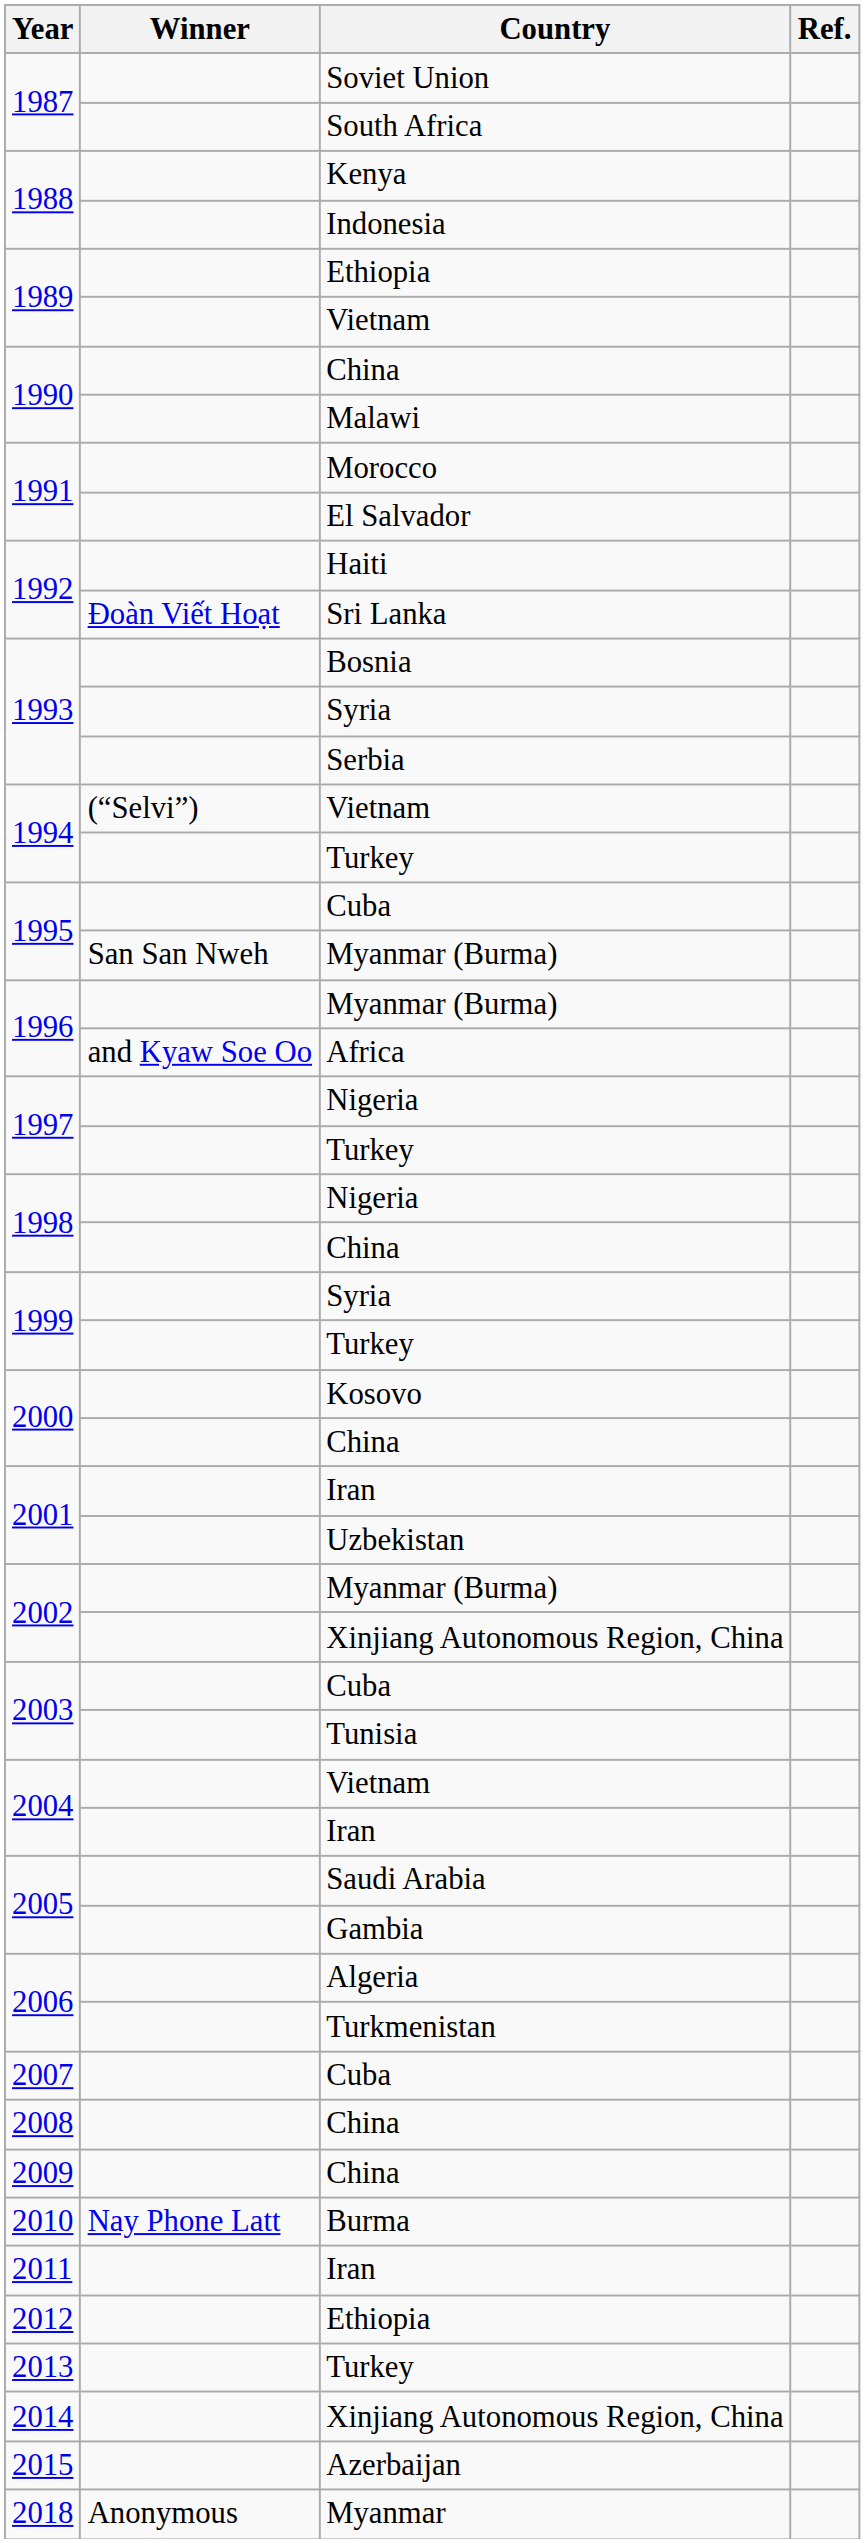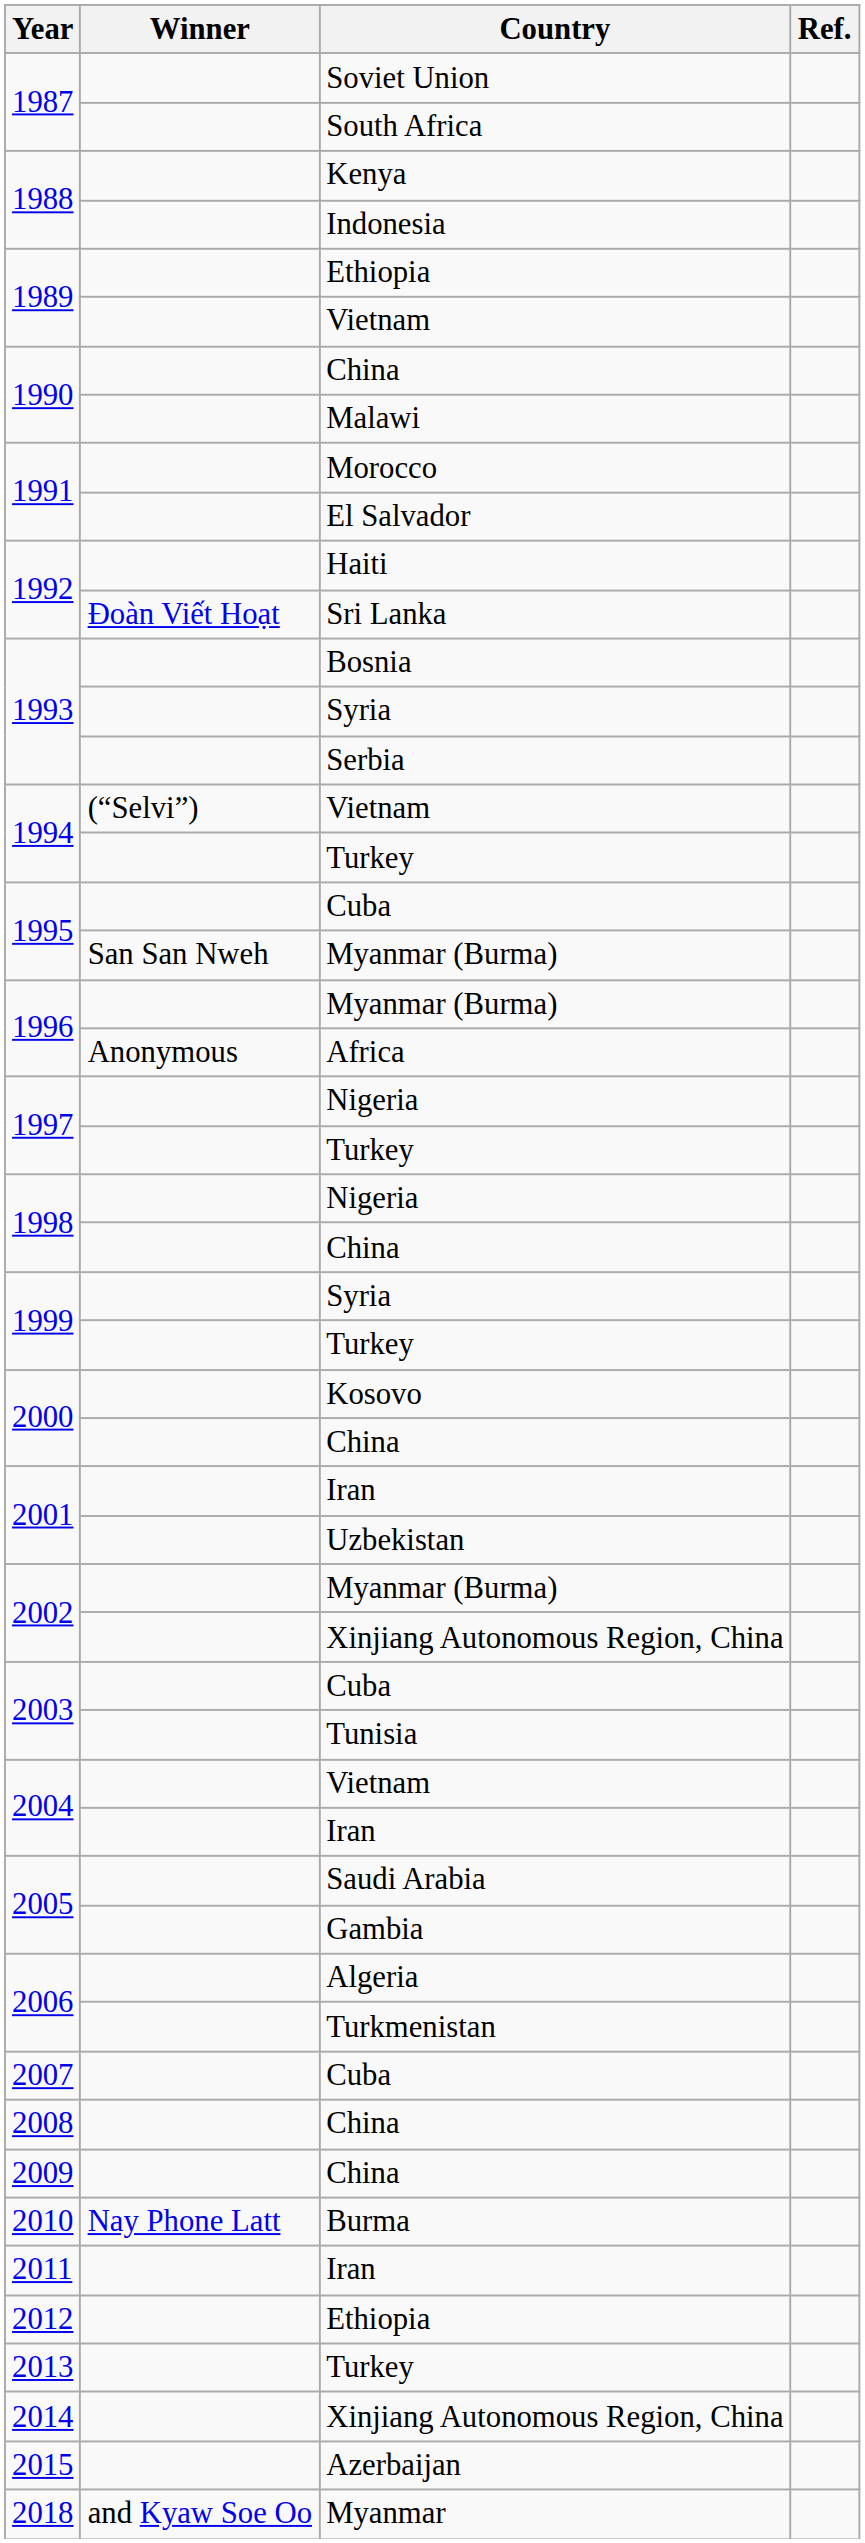(200, 1051) and Kyaw Soe Oo -> (163, 1051) Anonymous
(163, 2513) Anonymous -> (200, 2513) and Kyaw Soe Oo
